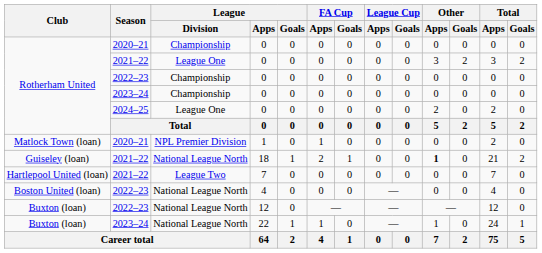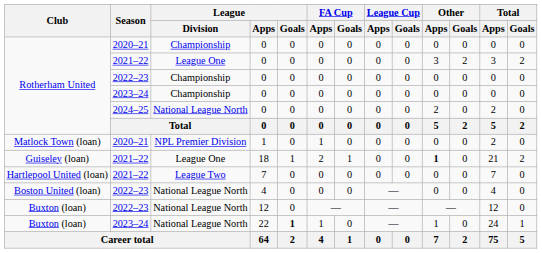(200, 110) League One -> (200, 110) National League North
(200, 158) National League North -> (200, 158) League One
(292, 223) normal -> (292, 223) bold
